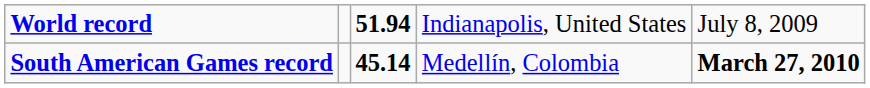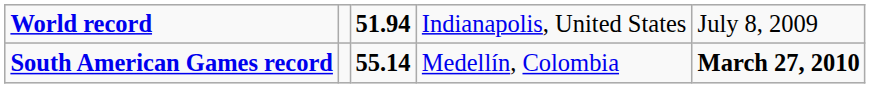(383, 62) 45.14 -> (383, 62) 55.14
